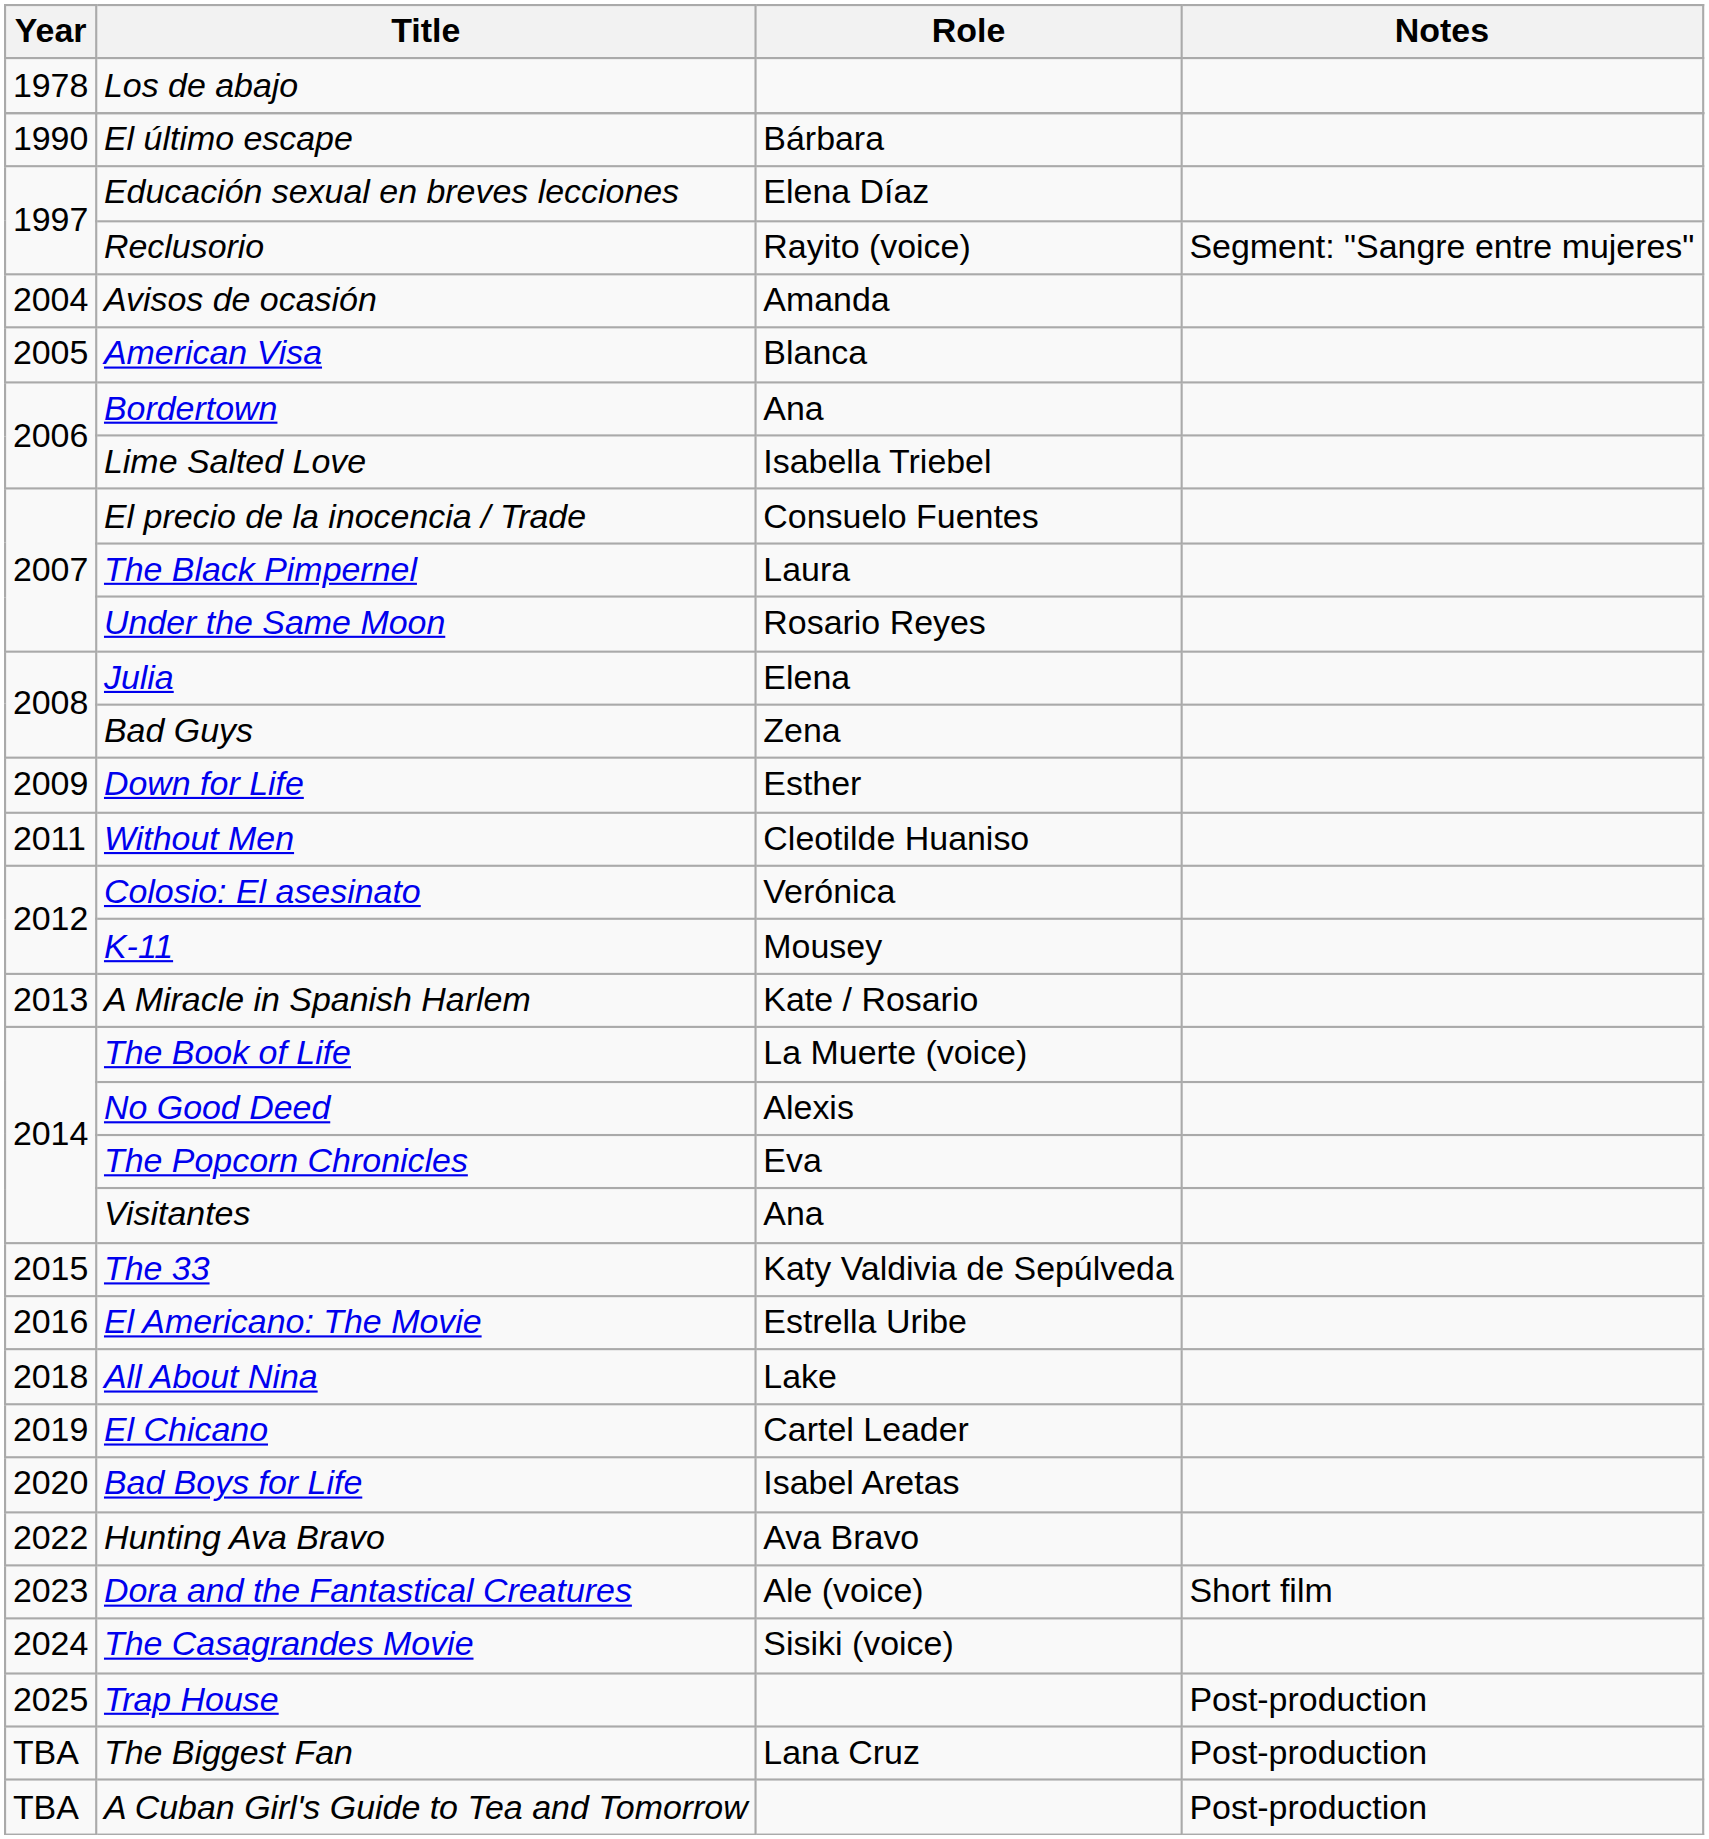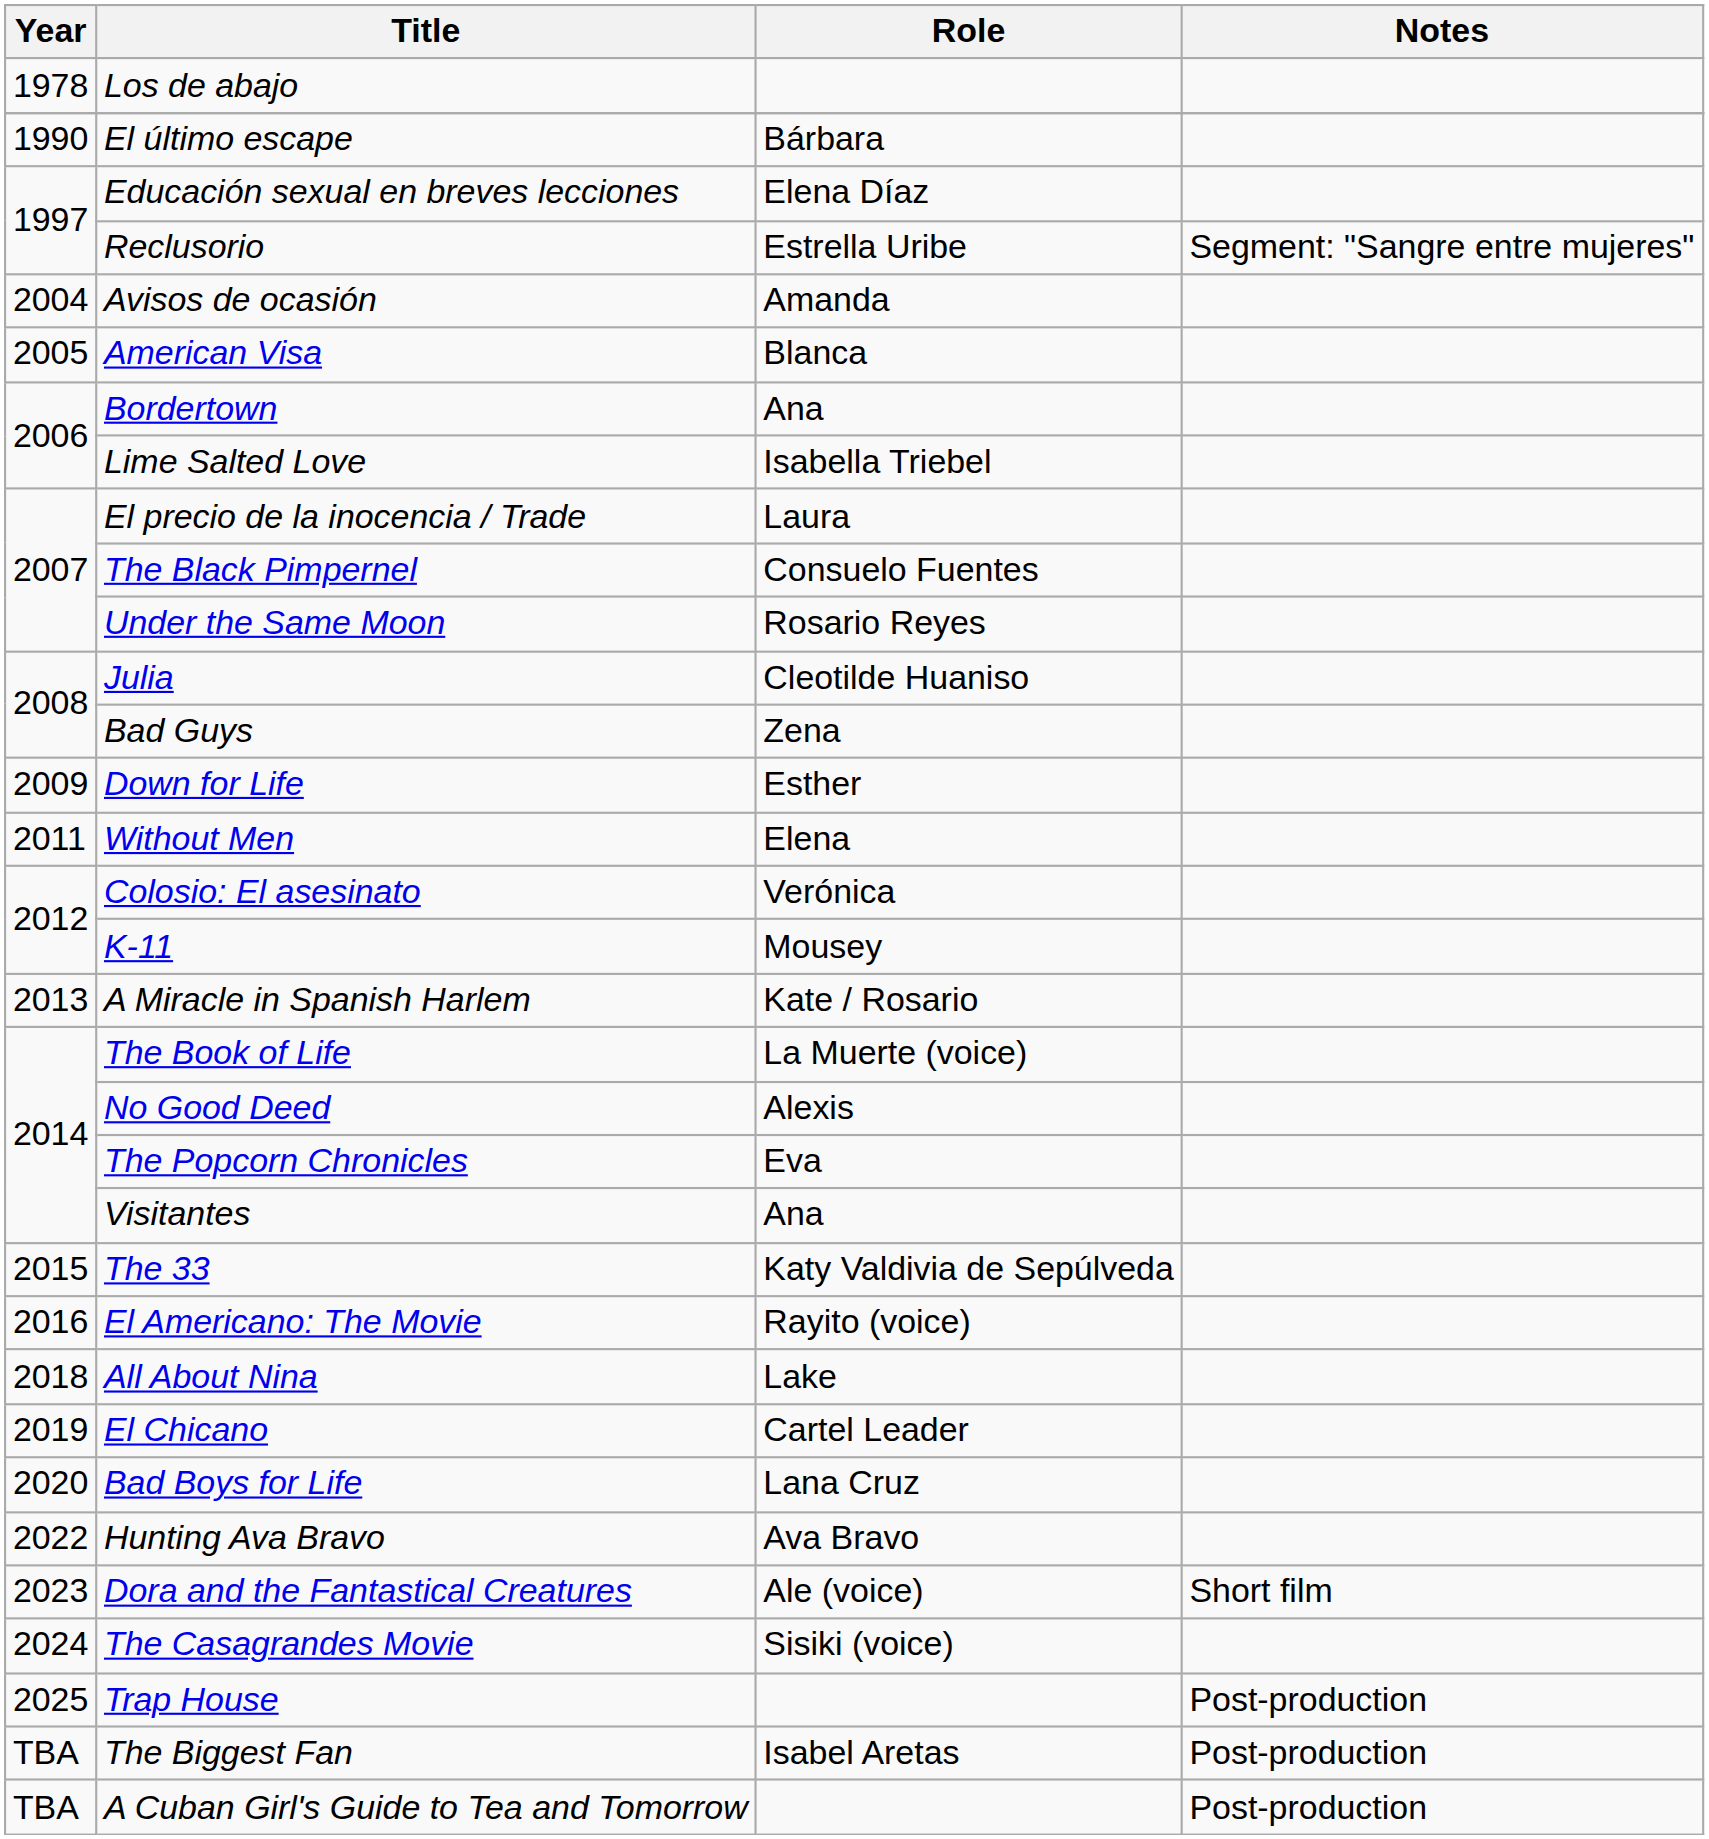(867, 246) Rayito (voice) -> (865, 246) Estrella Uribe
(901, 515) Consuelo Fuentes -> (807, 515) Laura
(807, 569) Laura -> (901, 569) Consuelo Fuentes
(807, 676) Elena -> (896, 676) Cleotilde Huaniso
(896, 838) Cleotilde Huaniso -> (807, 838) Elena
(865, 1322) Estrella Uribe -> (867, 1322) Rayito (voice)
(861, 1483) Isabel Aretas -> (842, 1483) Lana Cruz
(842, 1752) Lana Cruz -> (861, 1752) Isabel Aretas
